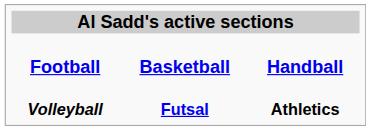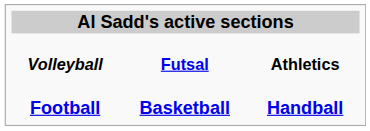rows swapped: (65, 67) <-> (65, 109)
